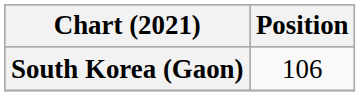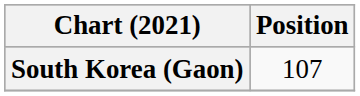(302, 68) 106 -> (302, 68) 107
